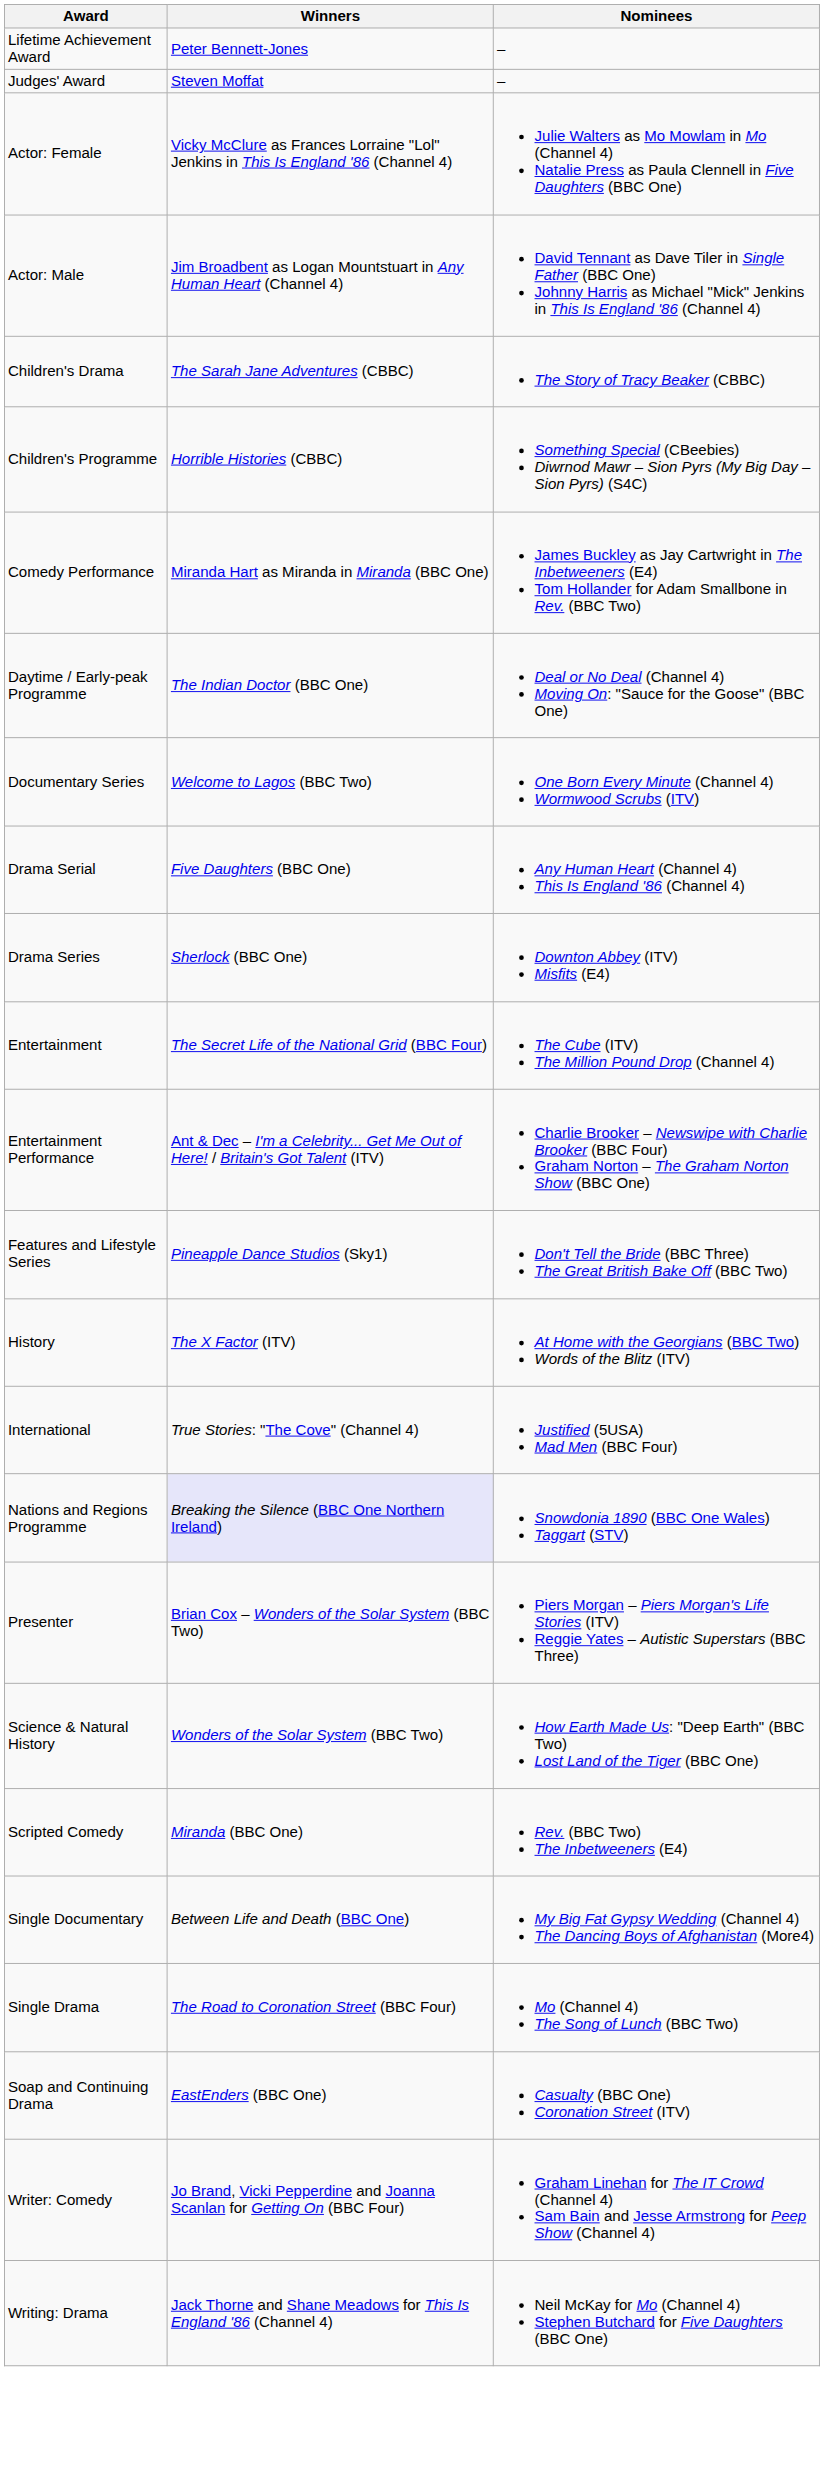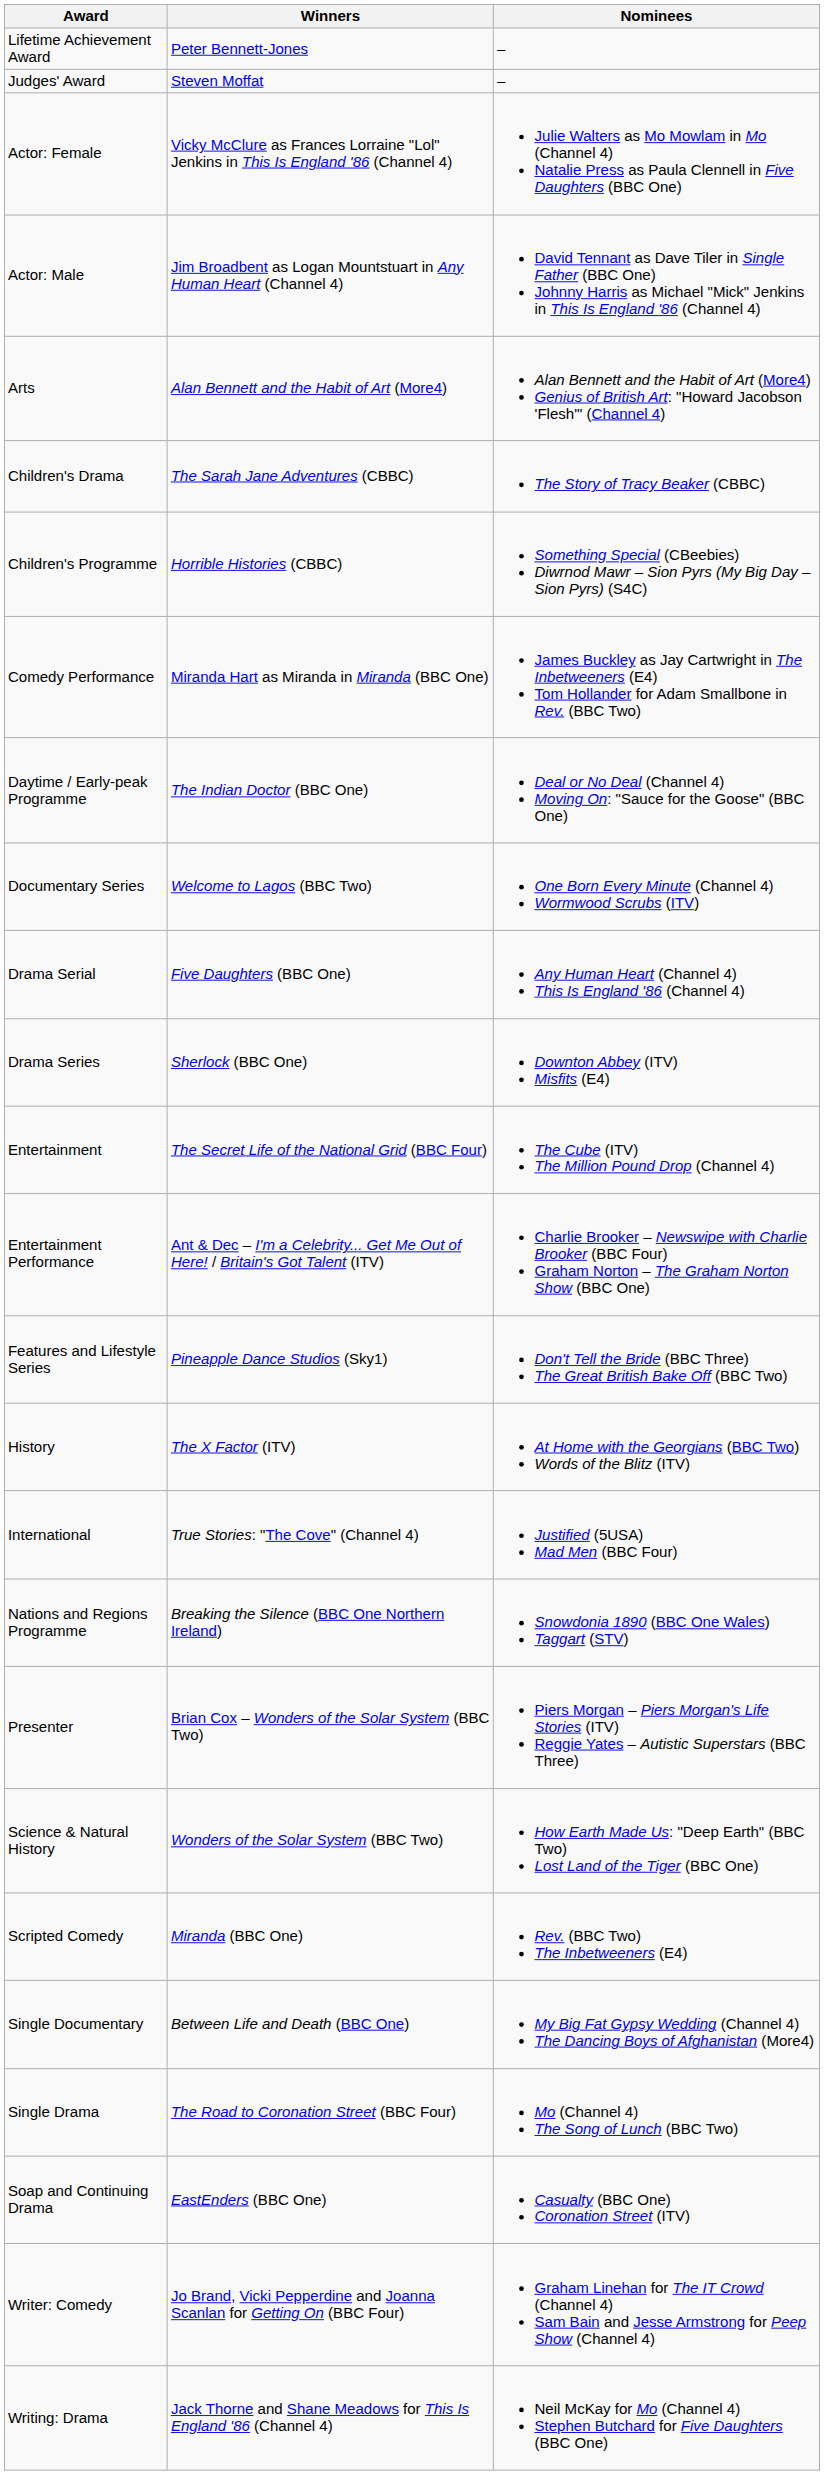+ row: (21, 388)
(308, 1517) lavender background -> (308, 1622) no background
